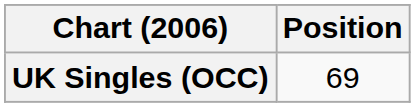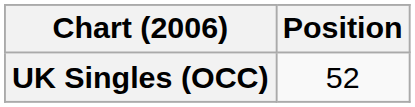(343, 76) 69 -> (343, 76) 52
